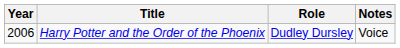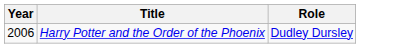- column: (375, 14)
